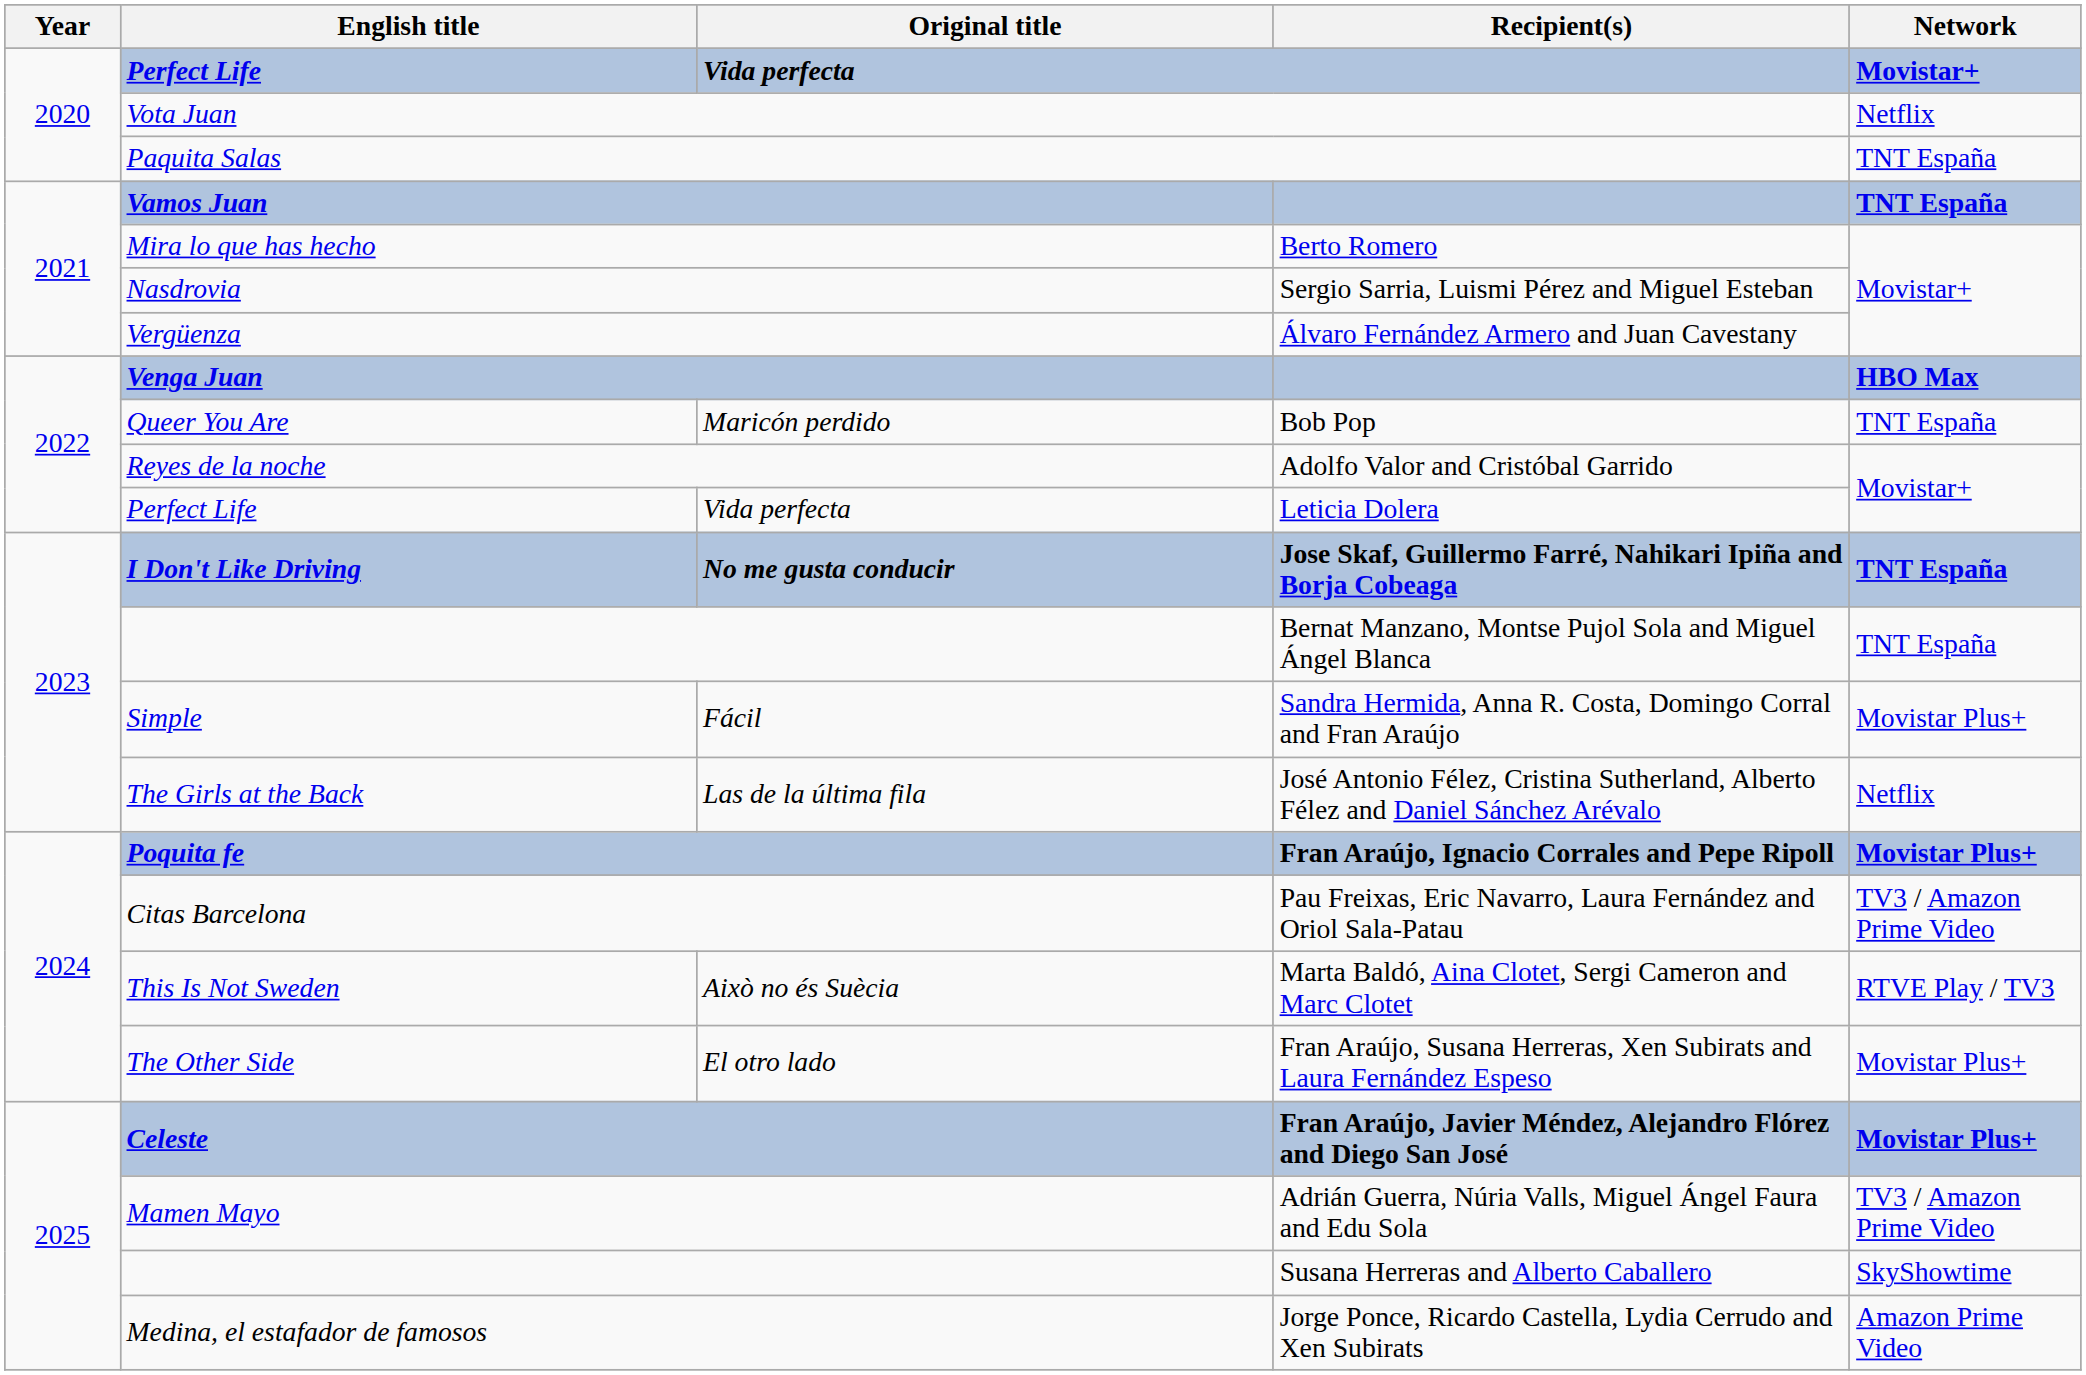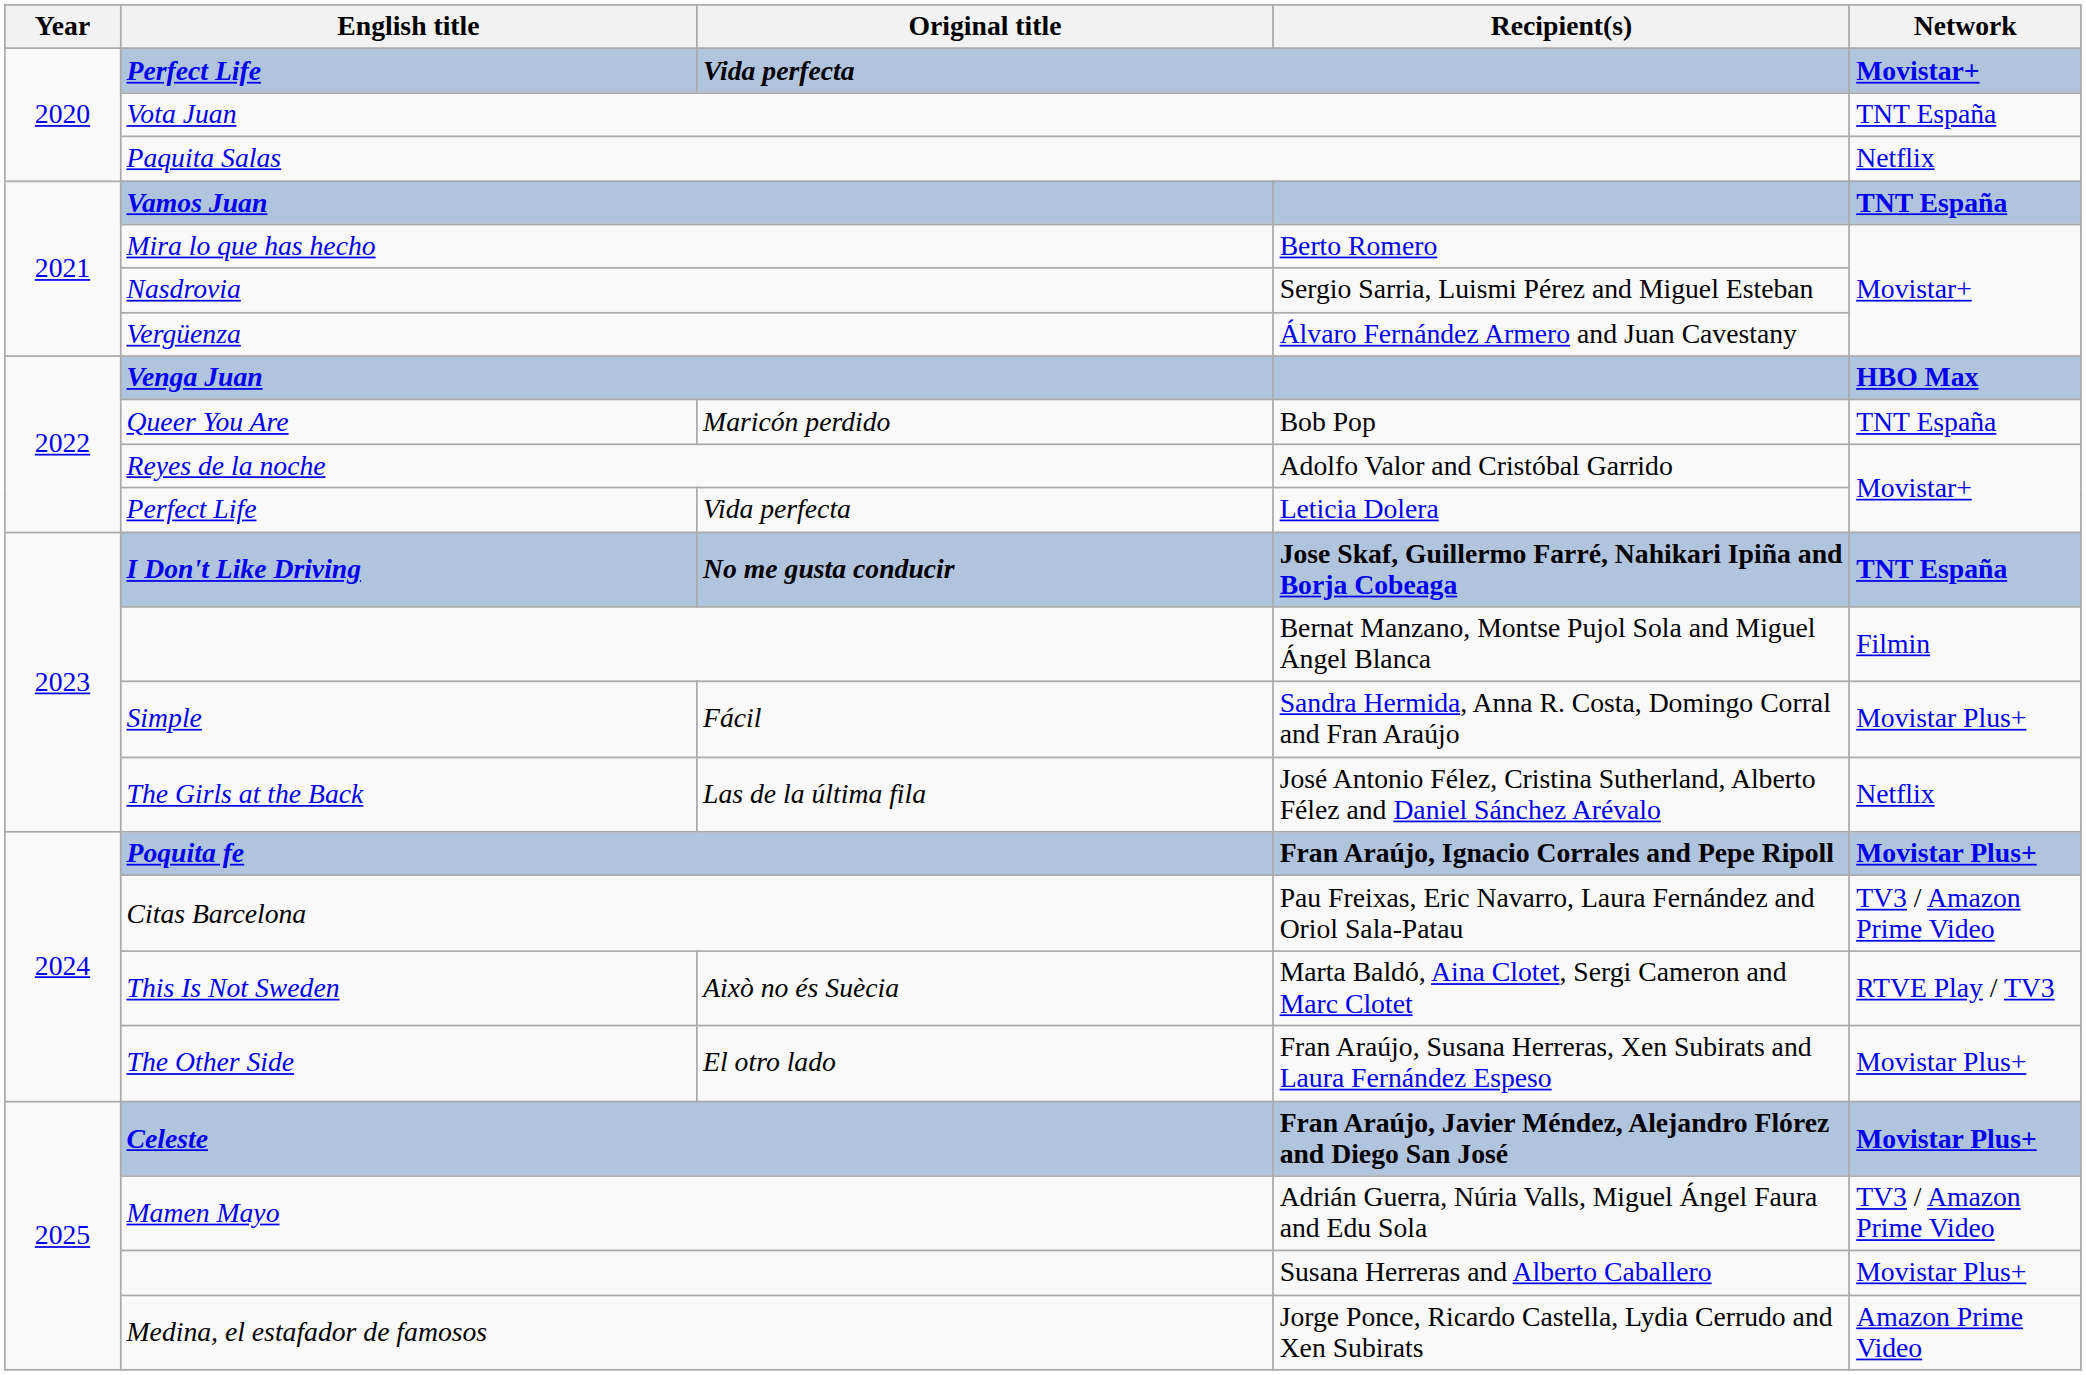(1895, 114) Netflix -> (1926, 114) TNT España
(1926, 158) TNT España -> (1895, 158) Netflix
(1926, 643) TNT España -> (1893, 643) Filmin
(1934, 1272) SkyShowtime -> (1941, 1272) Movistar Plus+
